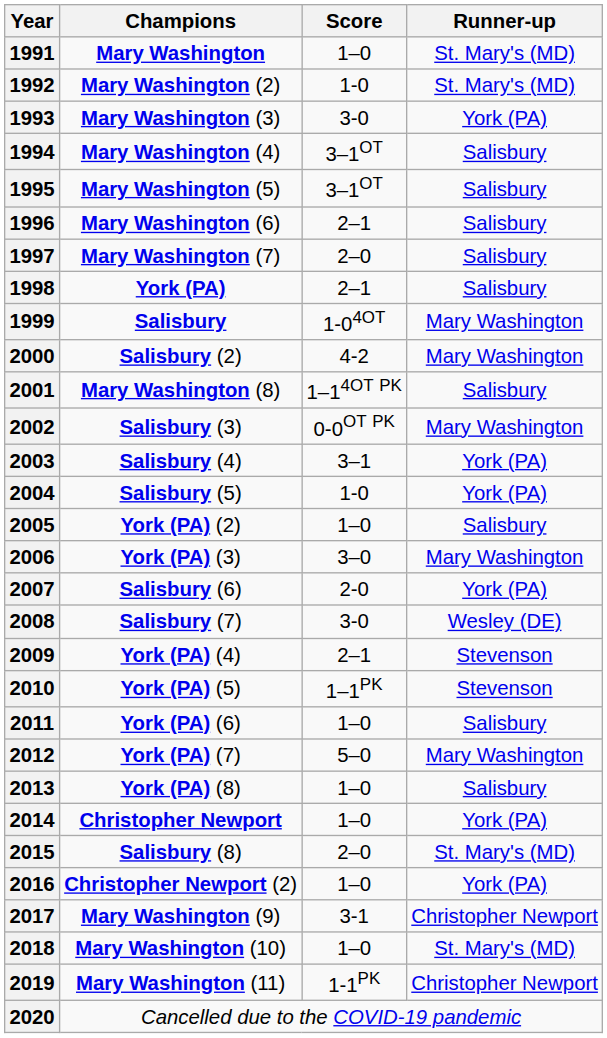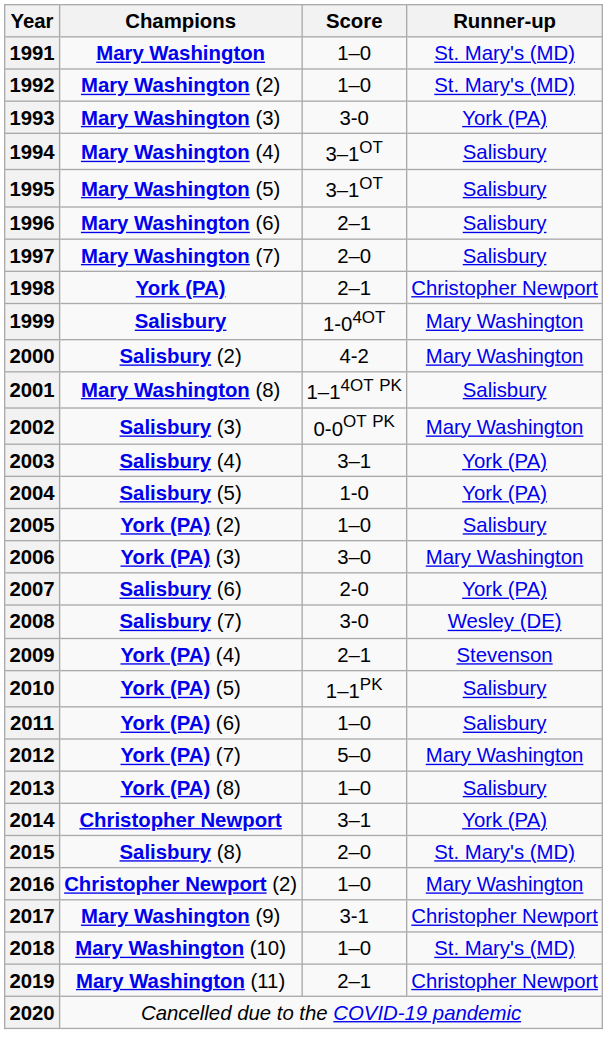(354, 85) 1-0 -> (354, 85) 1–0
(505, 287) Salisbury -> (505, 287) Christopher Newport
(505, 688) Stevenson -> (505, 688) Salisbury
(354, 819) 1–0 -> (354, 819) 3–1
(505, 884) York (PA) -> (505, 884) Mary Washington
(354, 983) 1-1PK -> (354, 981) 2–1
